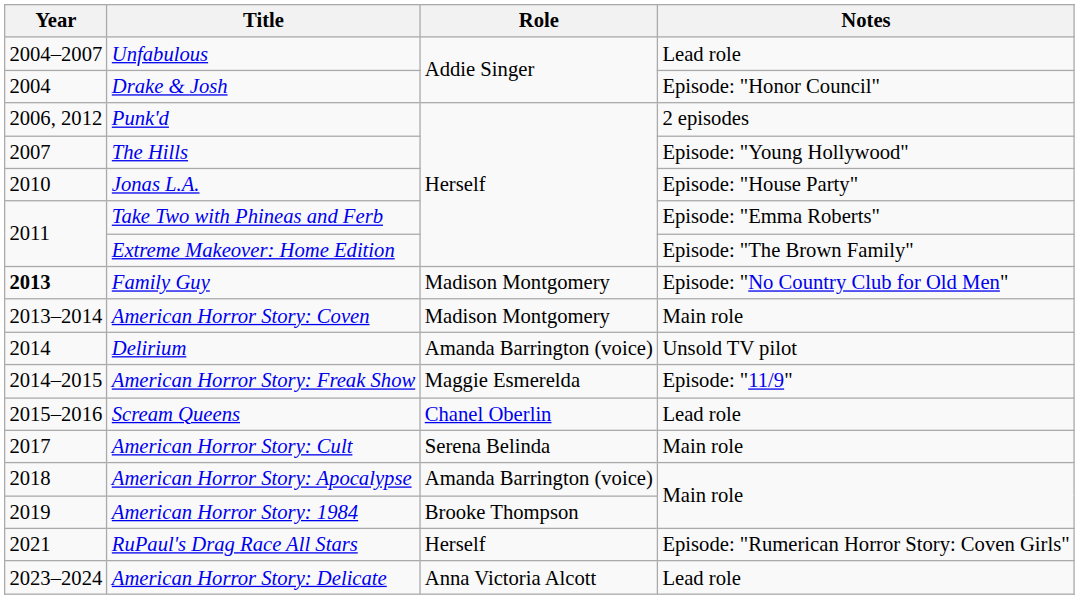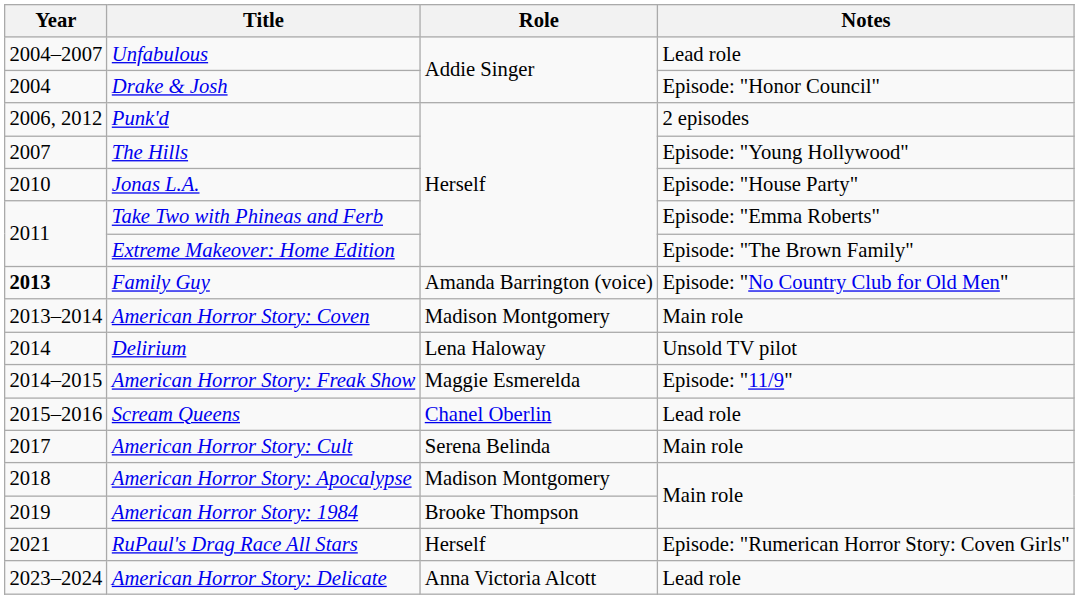(517, 282) Madison Montgomery -> (539, 282) Amanda Barrington (voice)
(539, 348) Amanda Barrington (voice) -> (485, 348) Lena Haloway
(539, 479) Amanda Barrington (voice) -> (517, 479) Madison Montgomery
